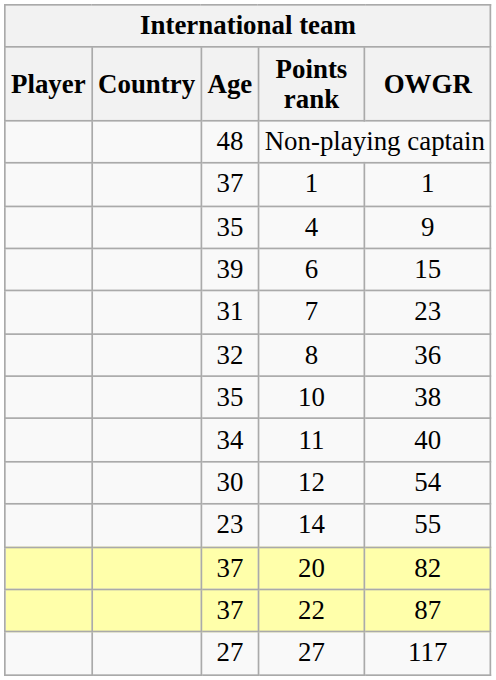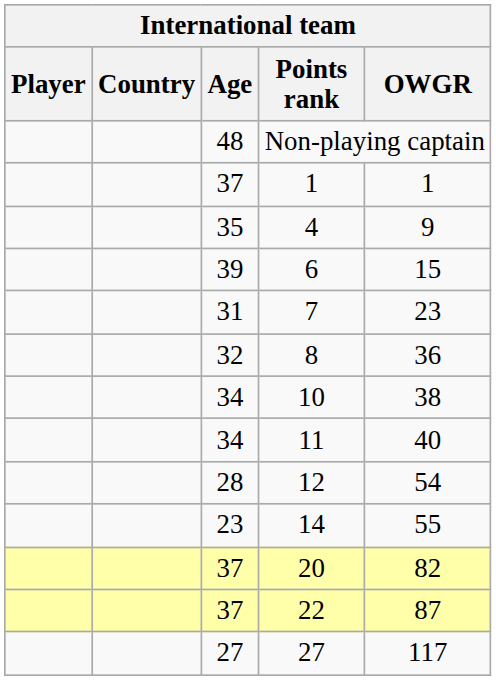(230, 397) 35 -> (230, 397) 34
(230, 482) 30 -> (230, 482) 28
